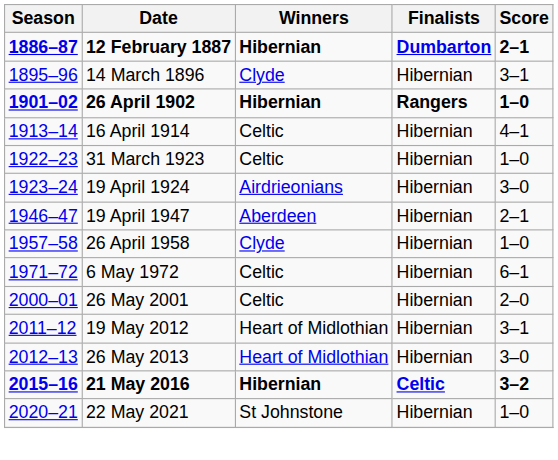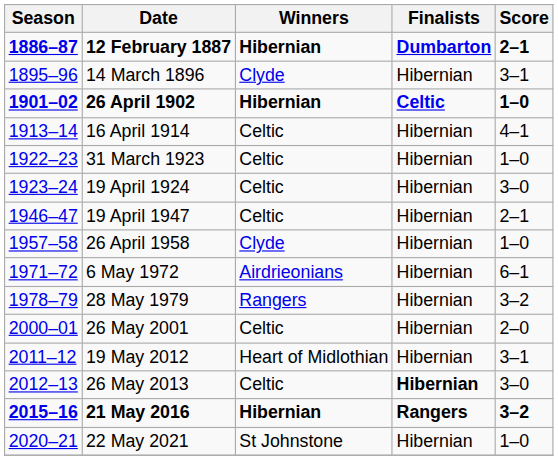(432, 103) Rangers -> (421, 103) Celtic
(291, 187) Airdrieonians -> (262, 187) Celtic
(278, 215) Aberdeen -> (262, 215) Celtic
(262, 272) Celtic -> (291, 272) Airdrieonians
+ row: (137, 300)
(314, 356) Heart of Midlothian -> (262, 384) Celtic
(435, 356) normal -> (438, 384) bold
(421, 384) Celtic -> (432, 412) Rangers
